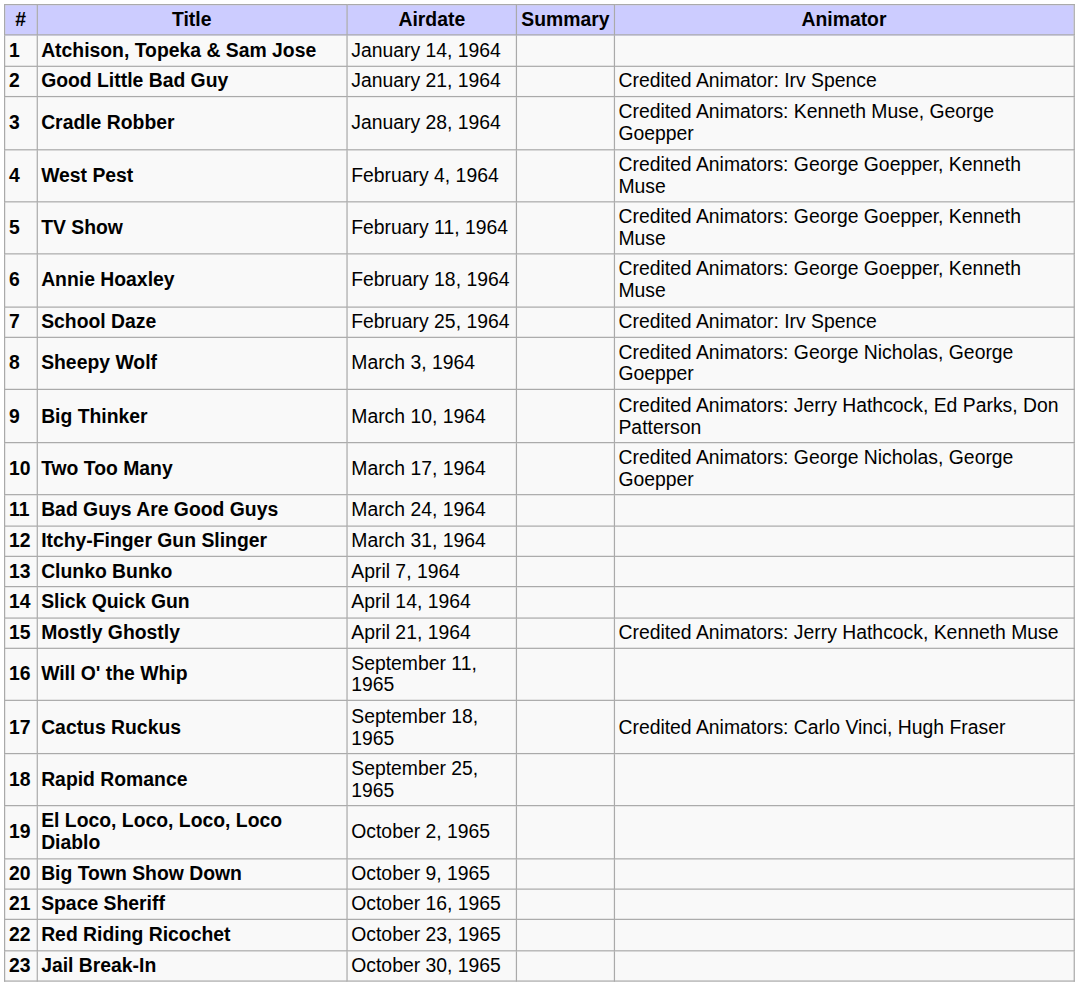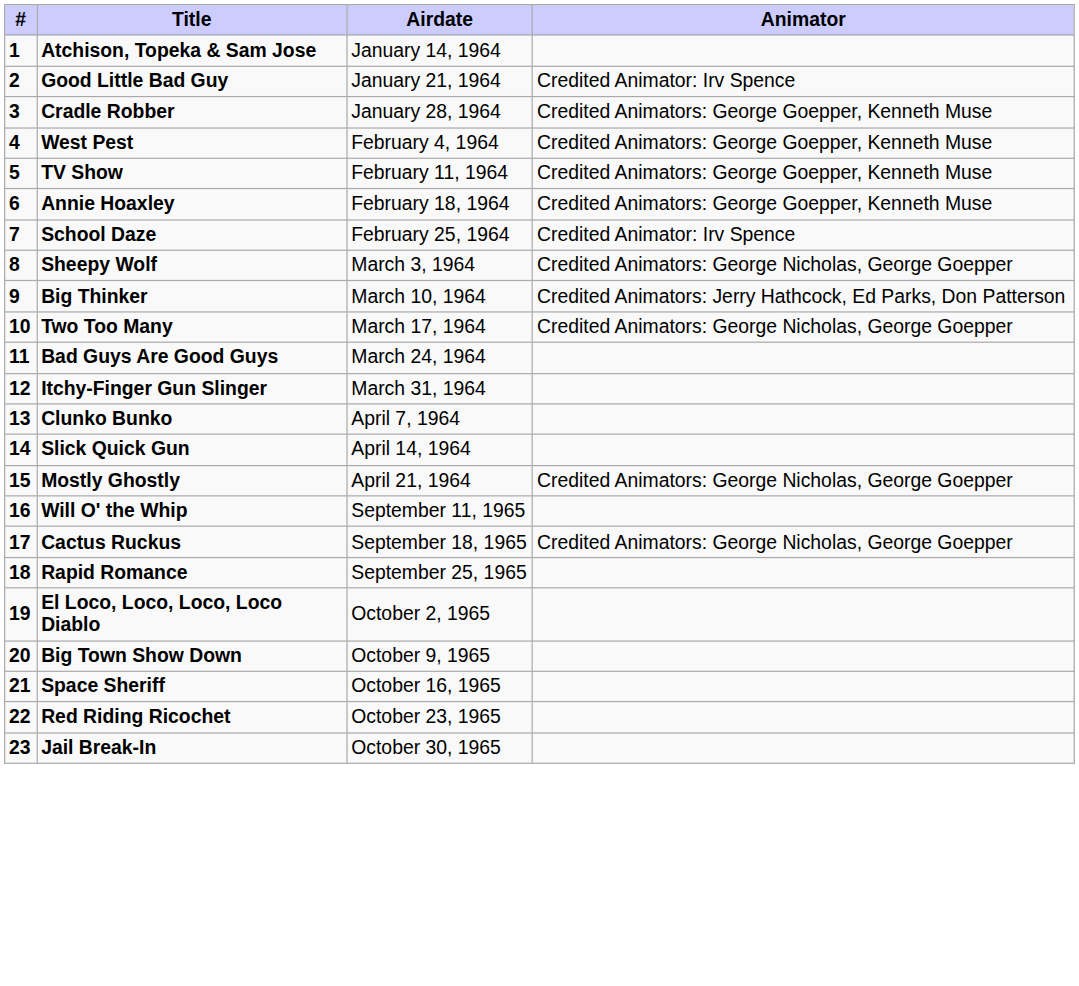- column: (565, 19)
(806, 122) Credited Animators: Kenneth Muse, George Goepper -> (765, 111) Credited Animators: George Goepper, Kenneth Muse
(839, 632) Credited Animators: Jerry Hathcock, Kenneth Muse -> (775, 480) Credited Animators: George Nicholas, George Goepper
(812, 726) Credited Animators: Carlo Vinci, Hugh Fraser -> (775, 541) Credited Animators: George Nicholas, George Goepper
